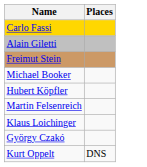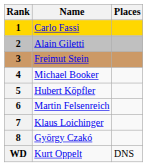+ column: (18, 12)
